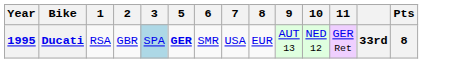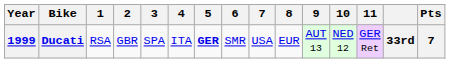+ column: (181, 14)
(22, 41) 1995 -> (22, 41) 1999
(154, 41) lightblue background -> (154, 41) no background
(404, 41) 8 -> (431, 41) 7
